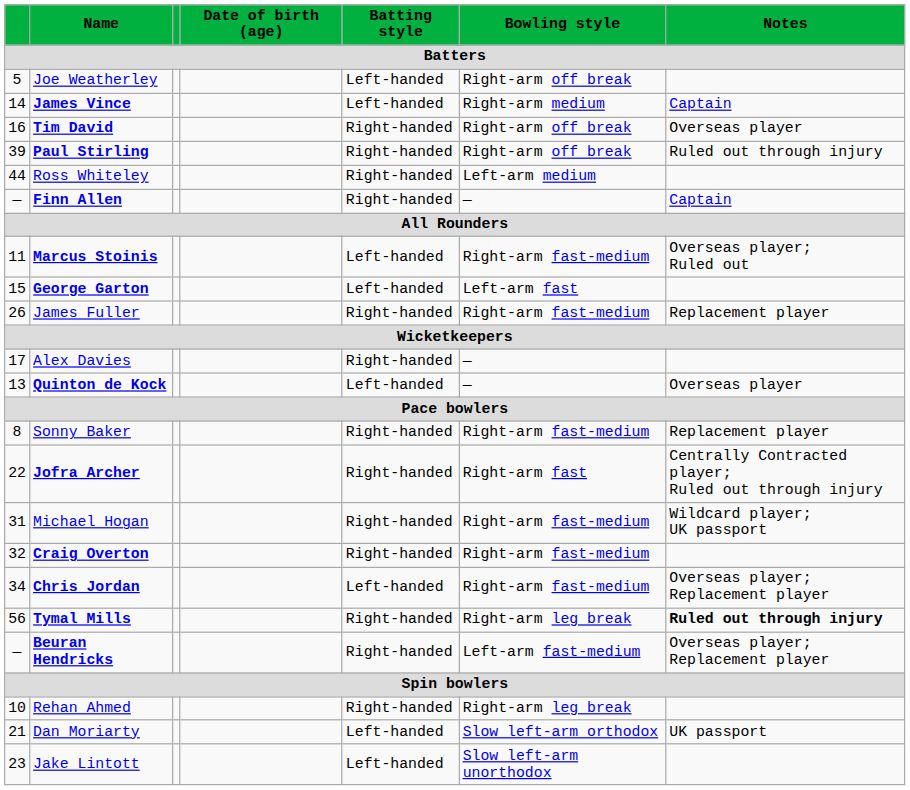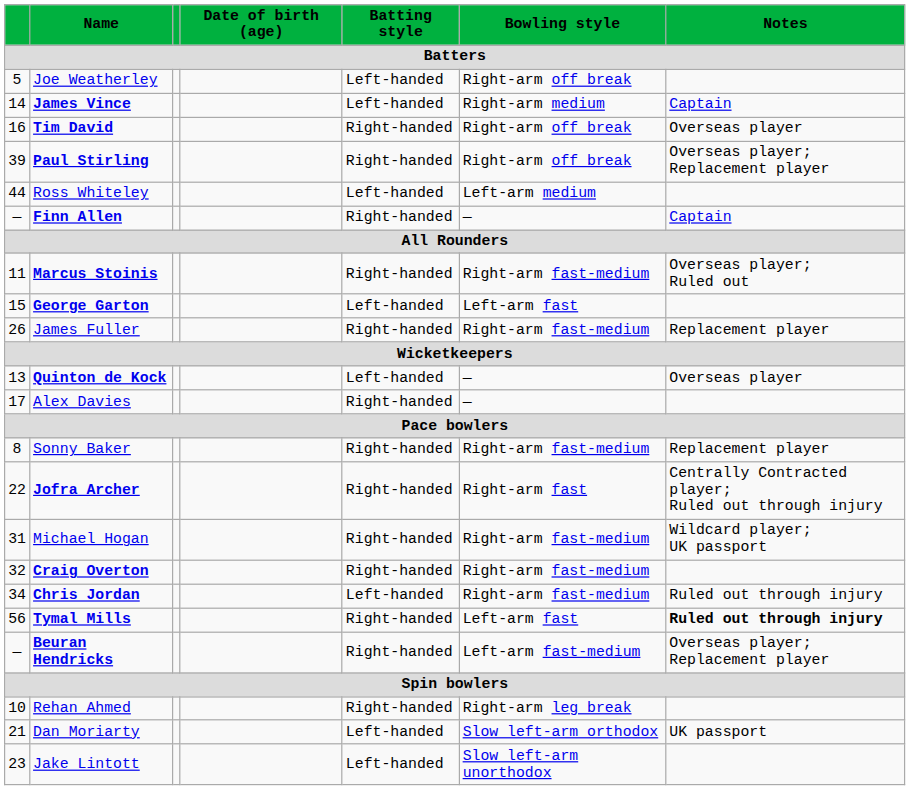(776, 153) Ruled out through injury -> (749, 162) Overseas player; Replacement player
(399, 177) Right-handed -> (395, 194) Left-handed
(395, 257) Left-handed -> (399, 274) Right-handed
rows swapped: (100, 385) <-> (82, 362)
(749, 588) Overseas player; Replacement player -> (776, 596) Ruled out through injury
(547, 620) Right-arm leg break -> (520, 620) Left-arm fast
